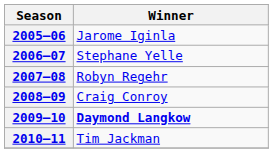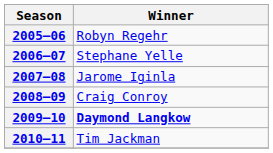(126, 35) Jarome Iginla -> (122, 35) Robyn Regehr
(122, 76) Robyn Regehr -> (126, 76) Jarome Iginla
